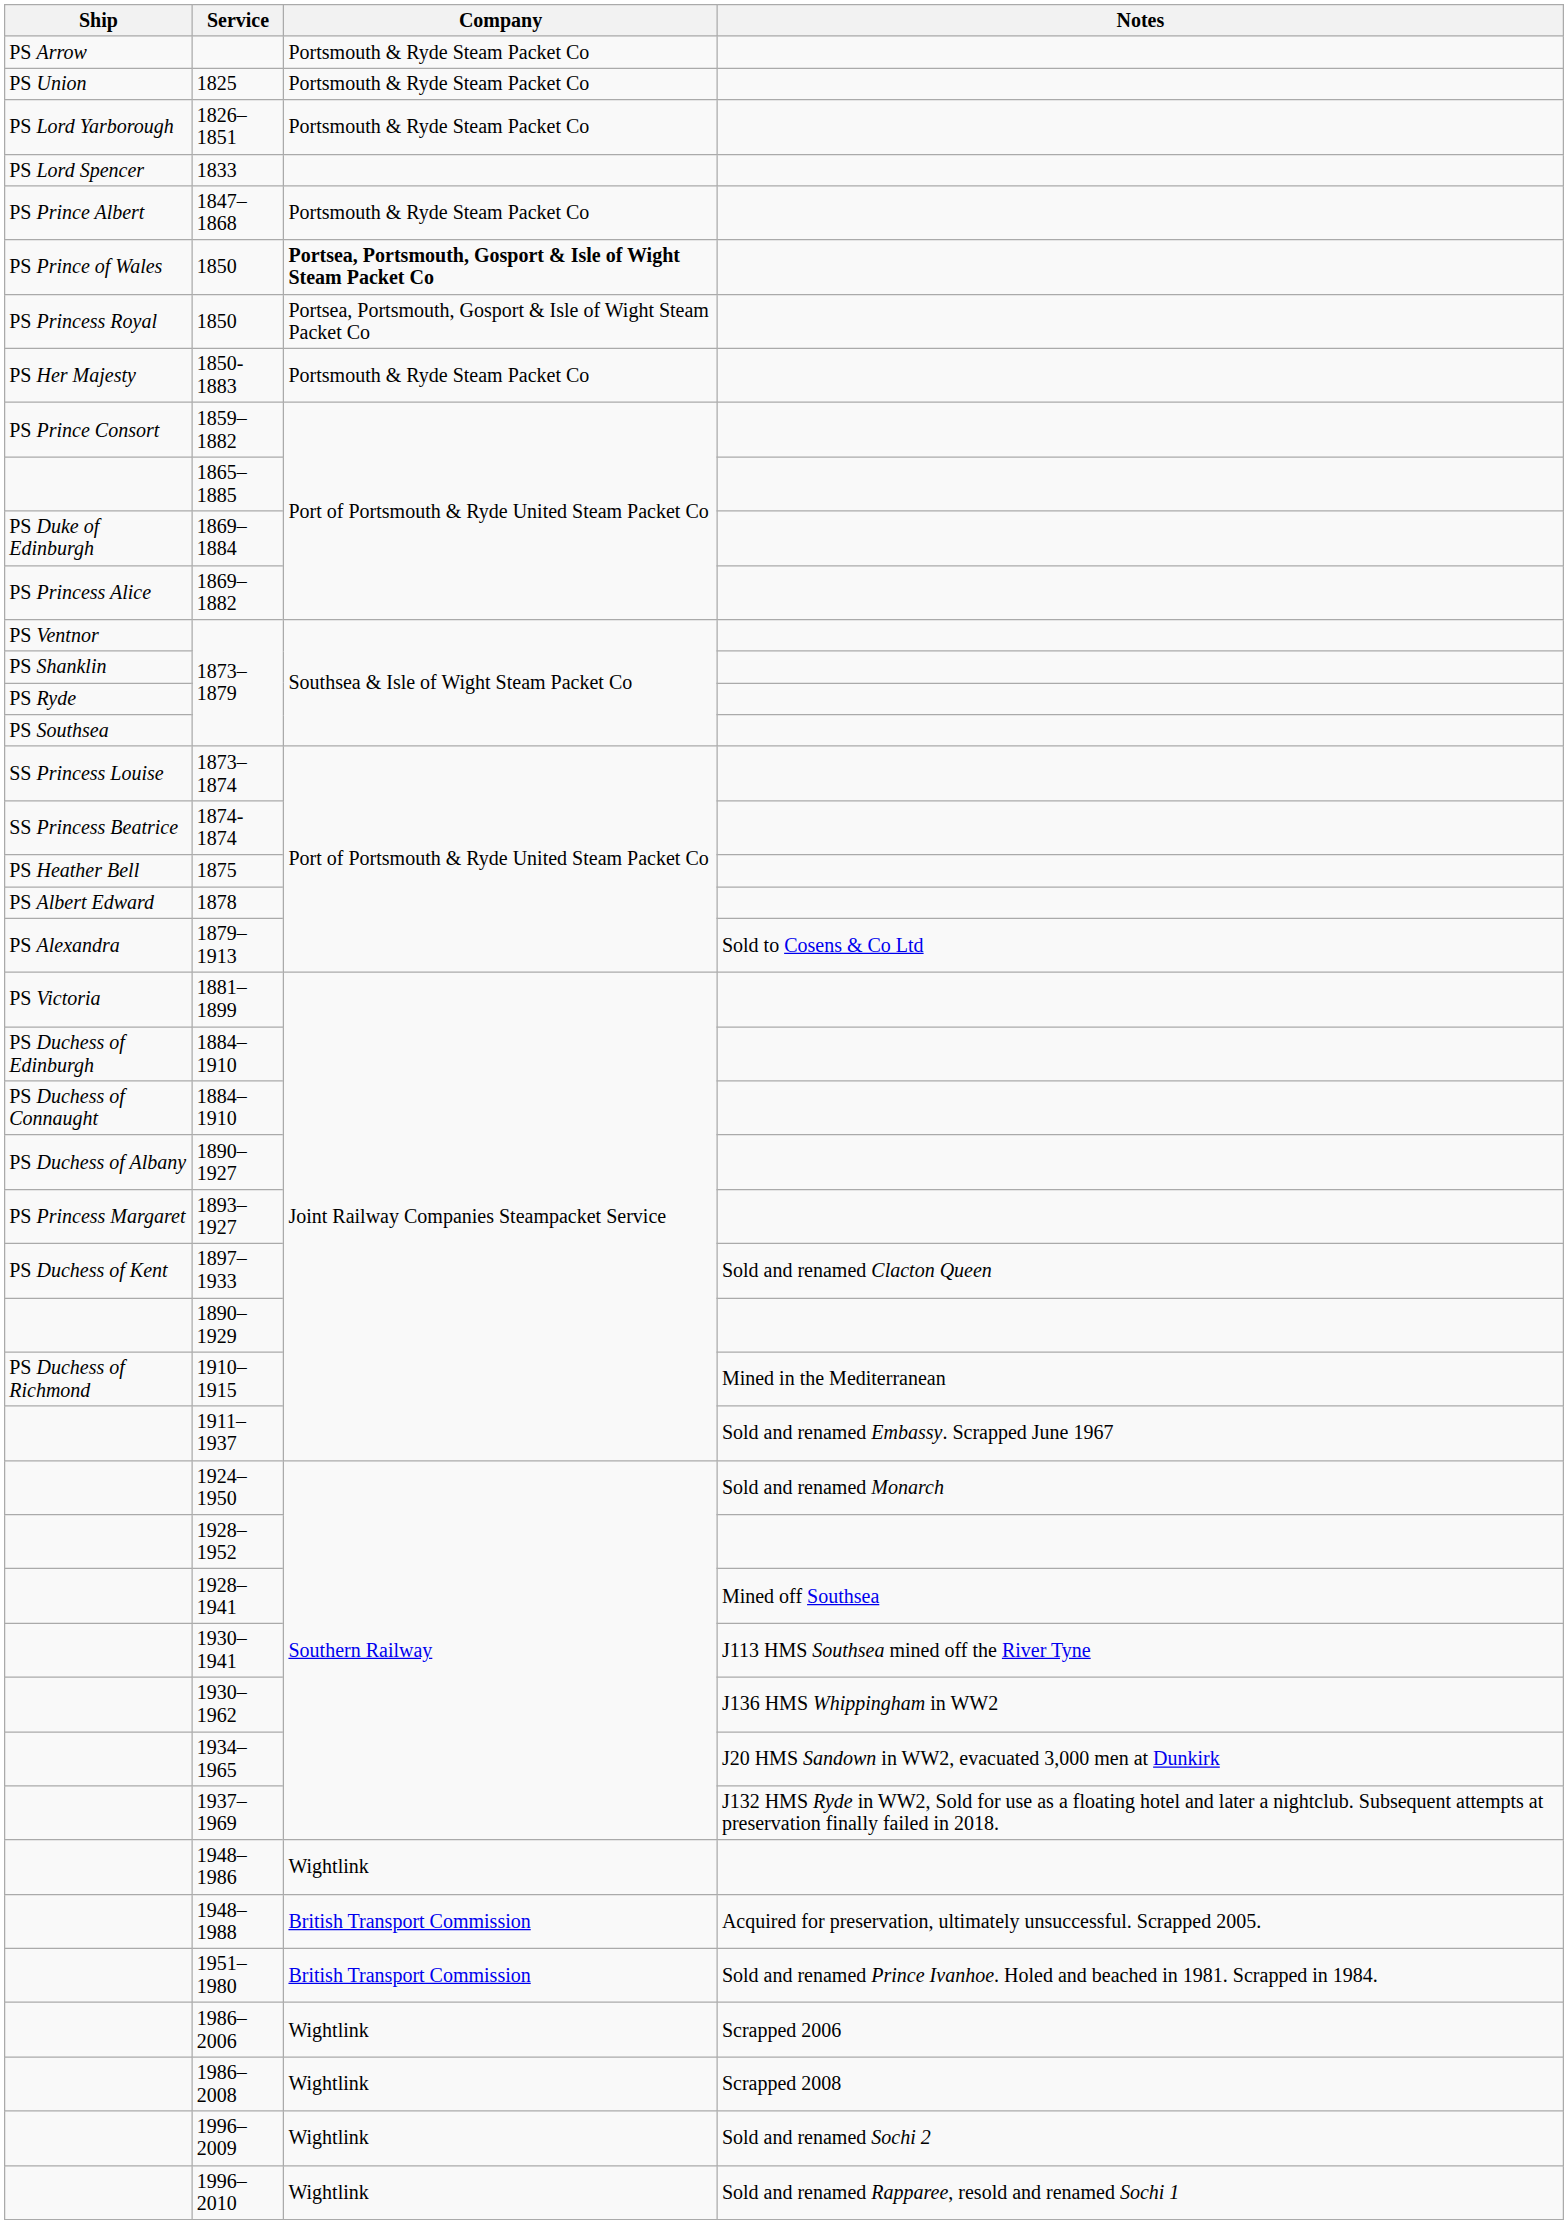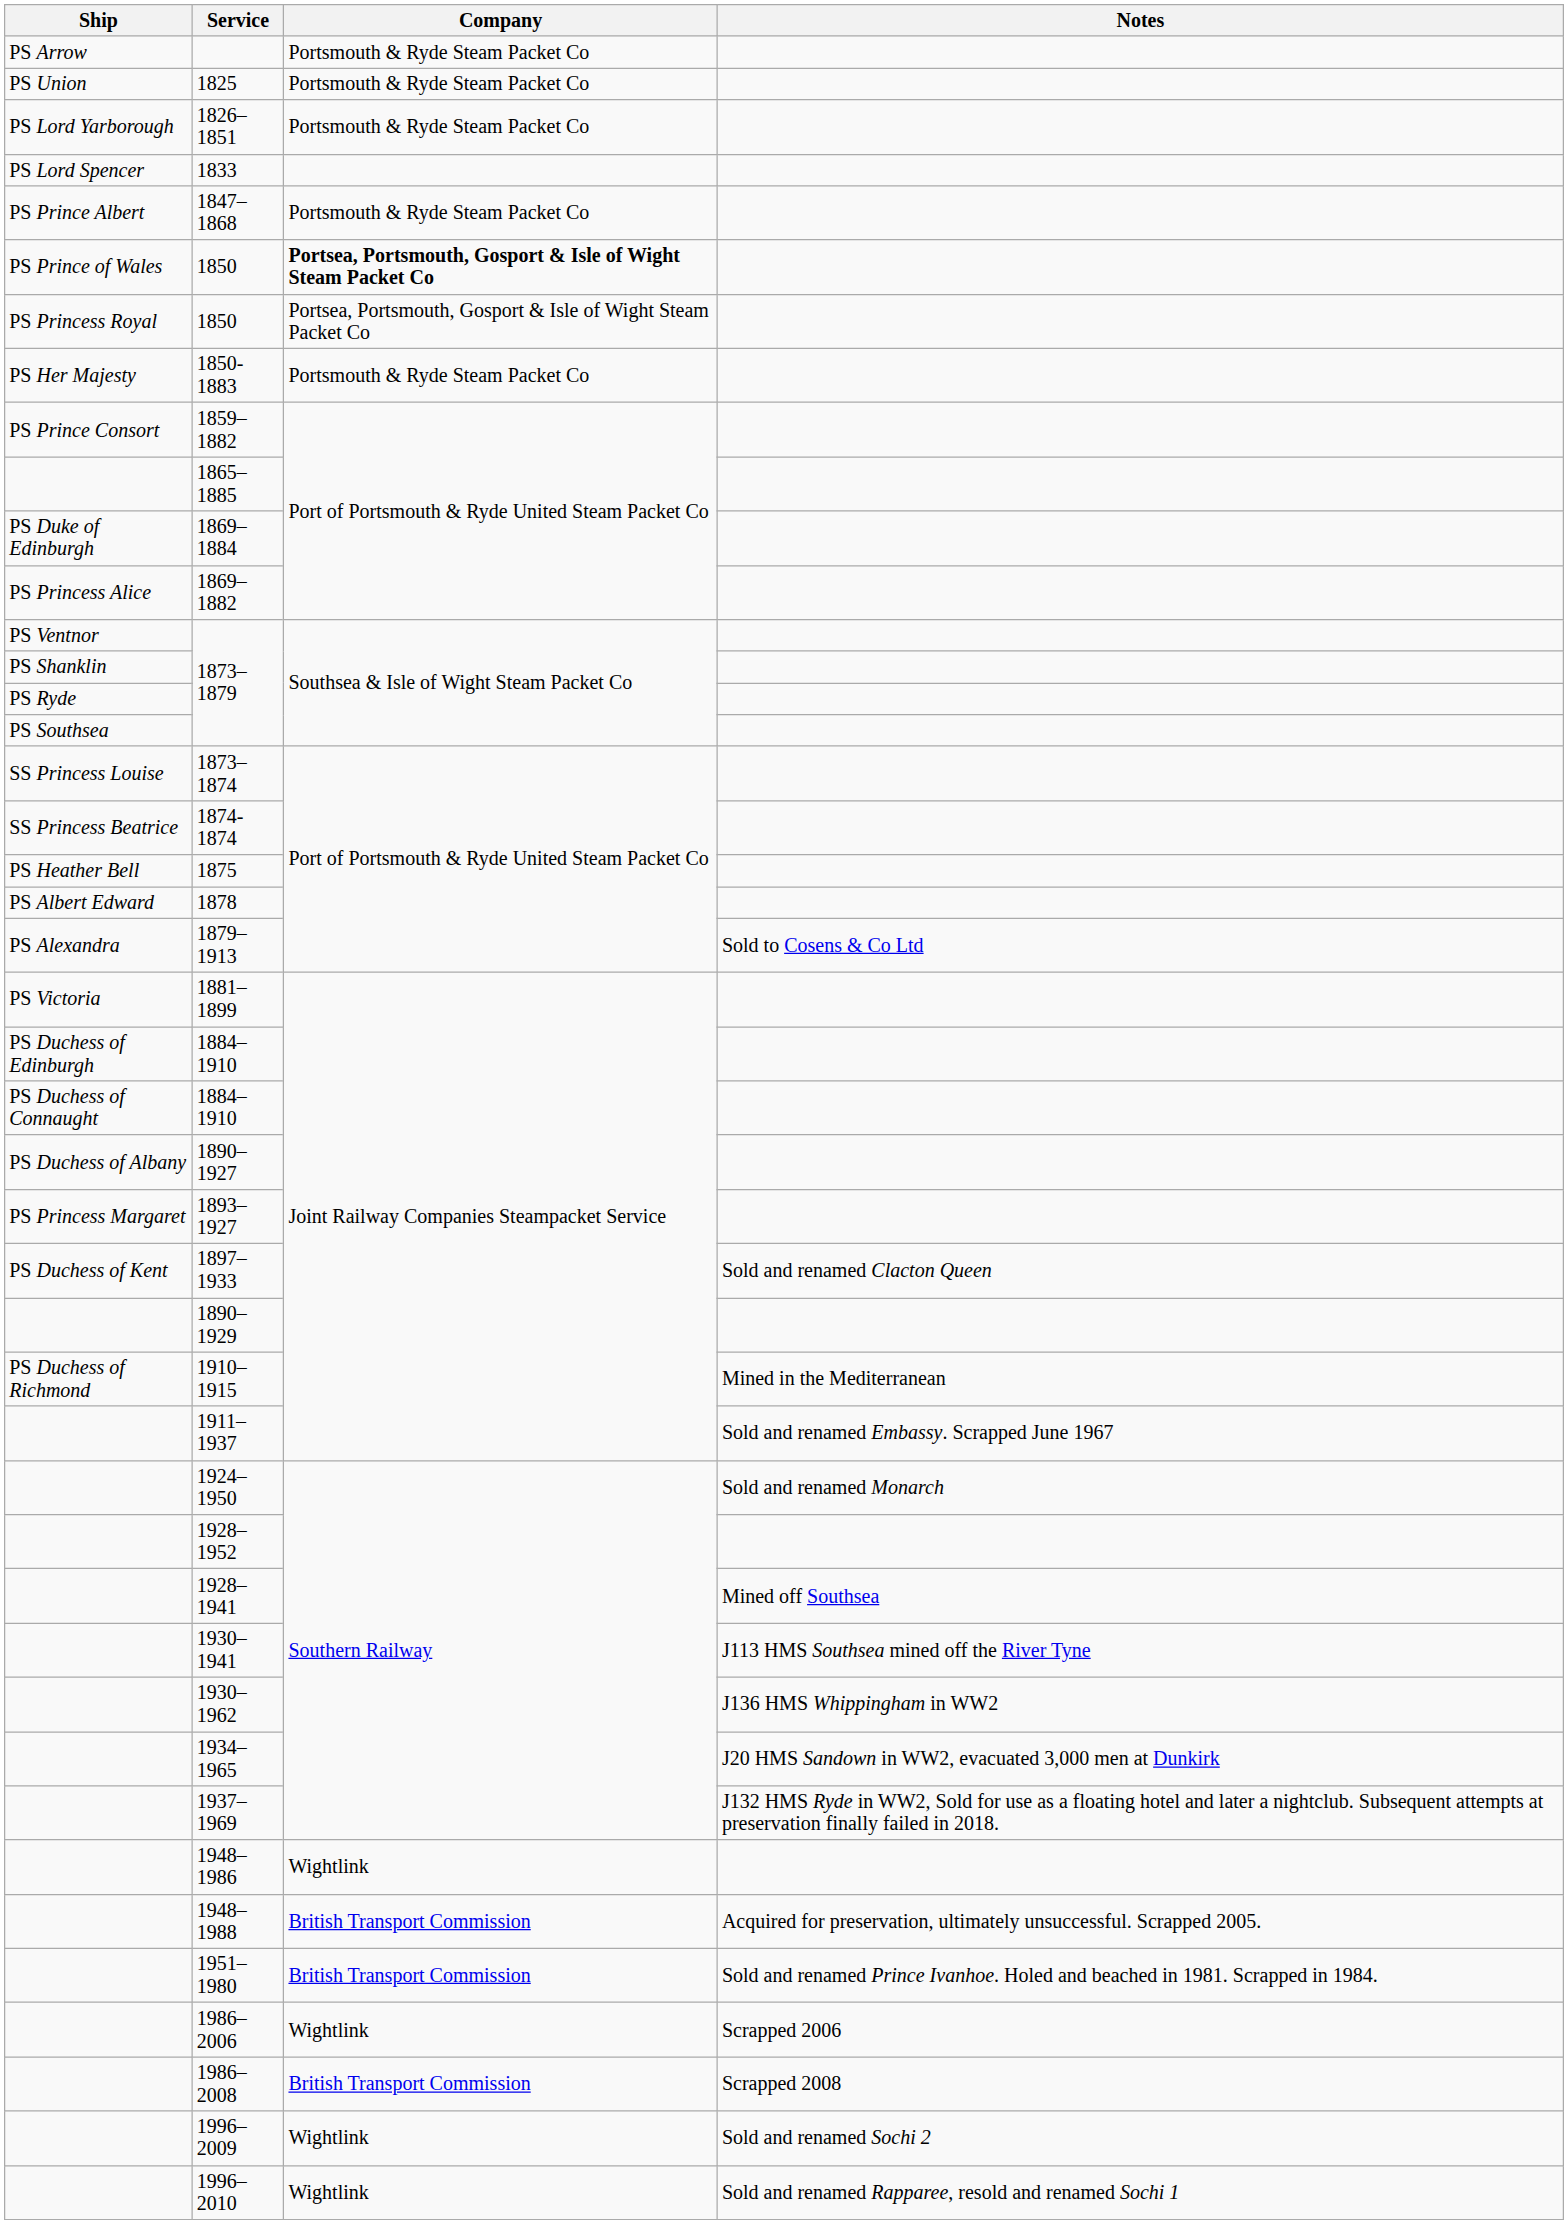(329, 2083) Wightlink -> (410, 2083) British Transport Commission
